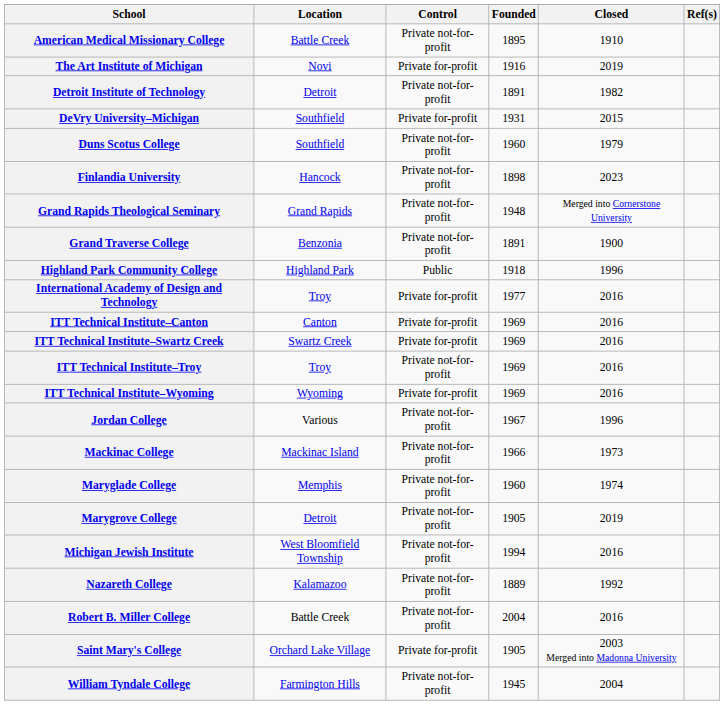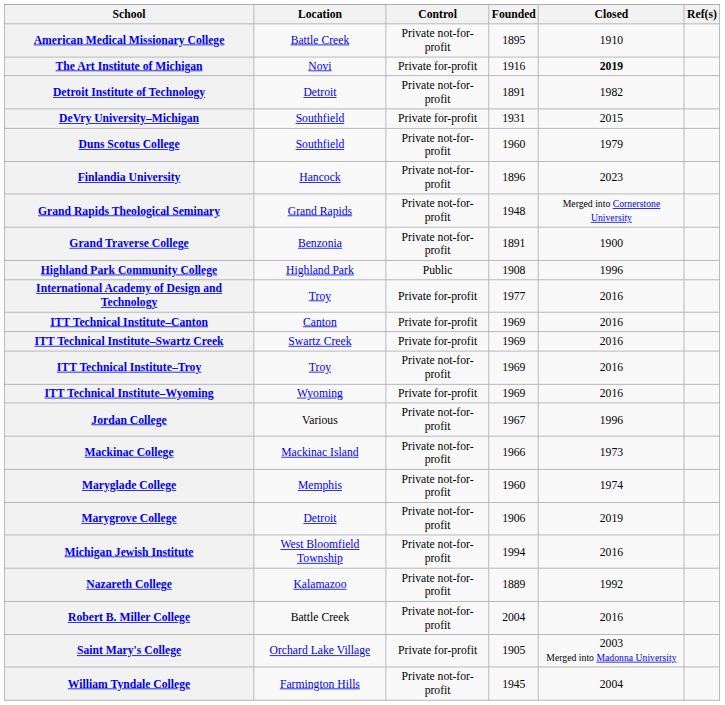(611, 66) normal -> (611, 66) bold
(514, 178) 1898 -> (514, 178) 1896
(514, 270) 1918 -> (514, 270) 1908
(514, 519) 1905 -> (514, 519) 1906
